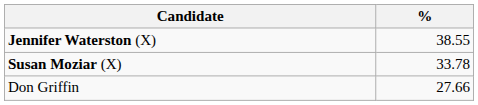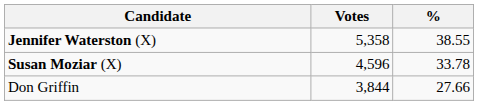+ column: (352, 16)
